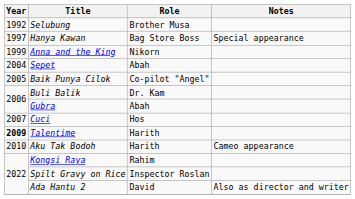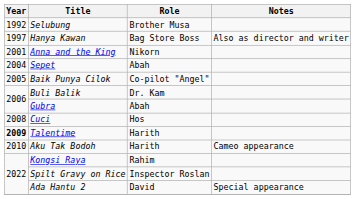(259, 38) Special appearance -> (281, 38) Also as director and writer
(16, 52) 1999 -> (16, 52) 2001
(16, 120) 2007 -> (16, 120) 2008
(281, 187) Also as director and writer -> (259, 187) Special appearance
